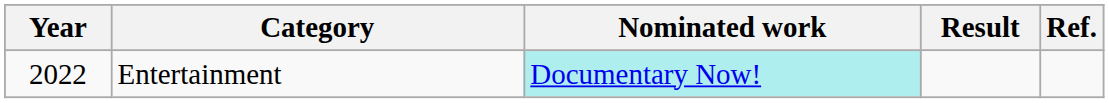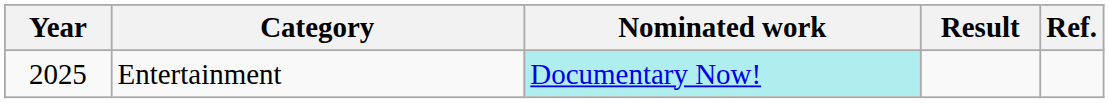(58, 73) 2022 -> (58, 73) 2025
